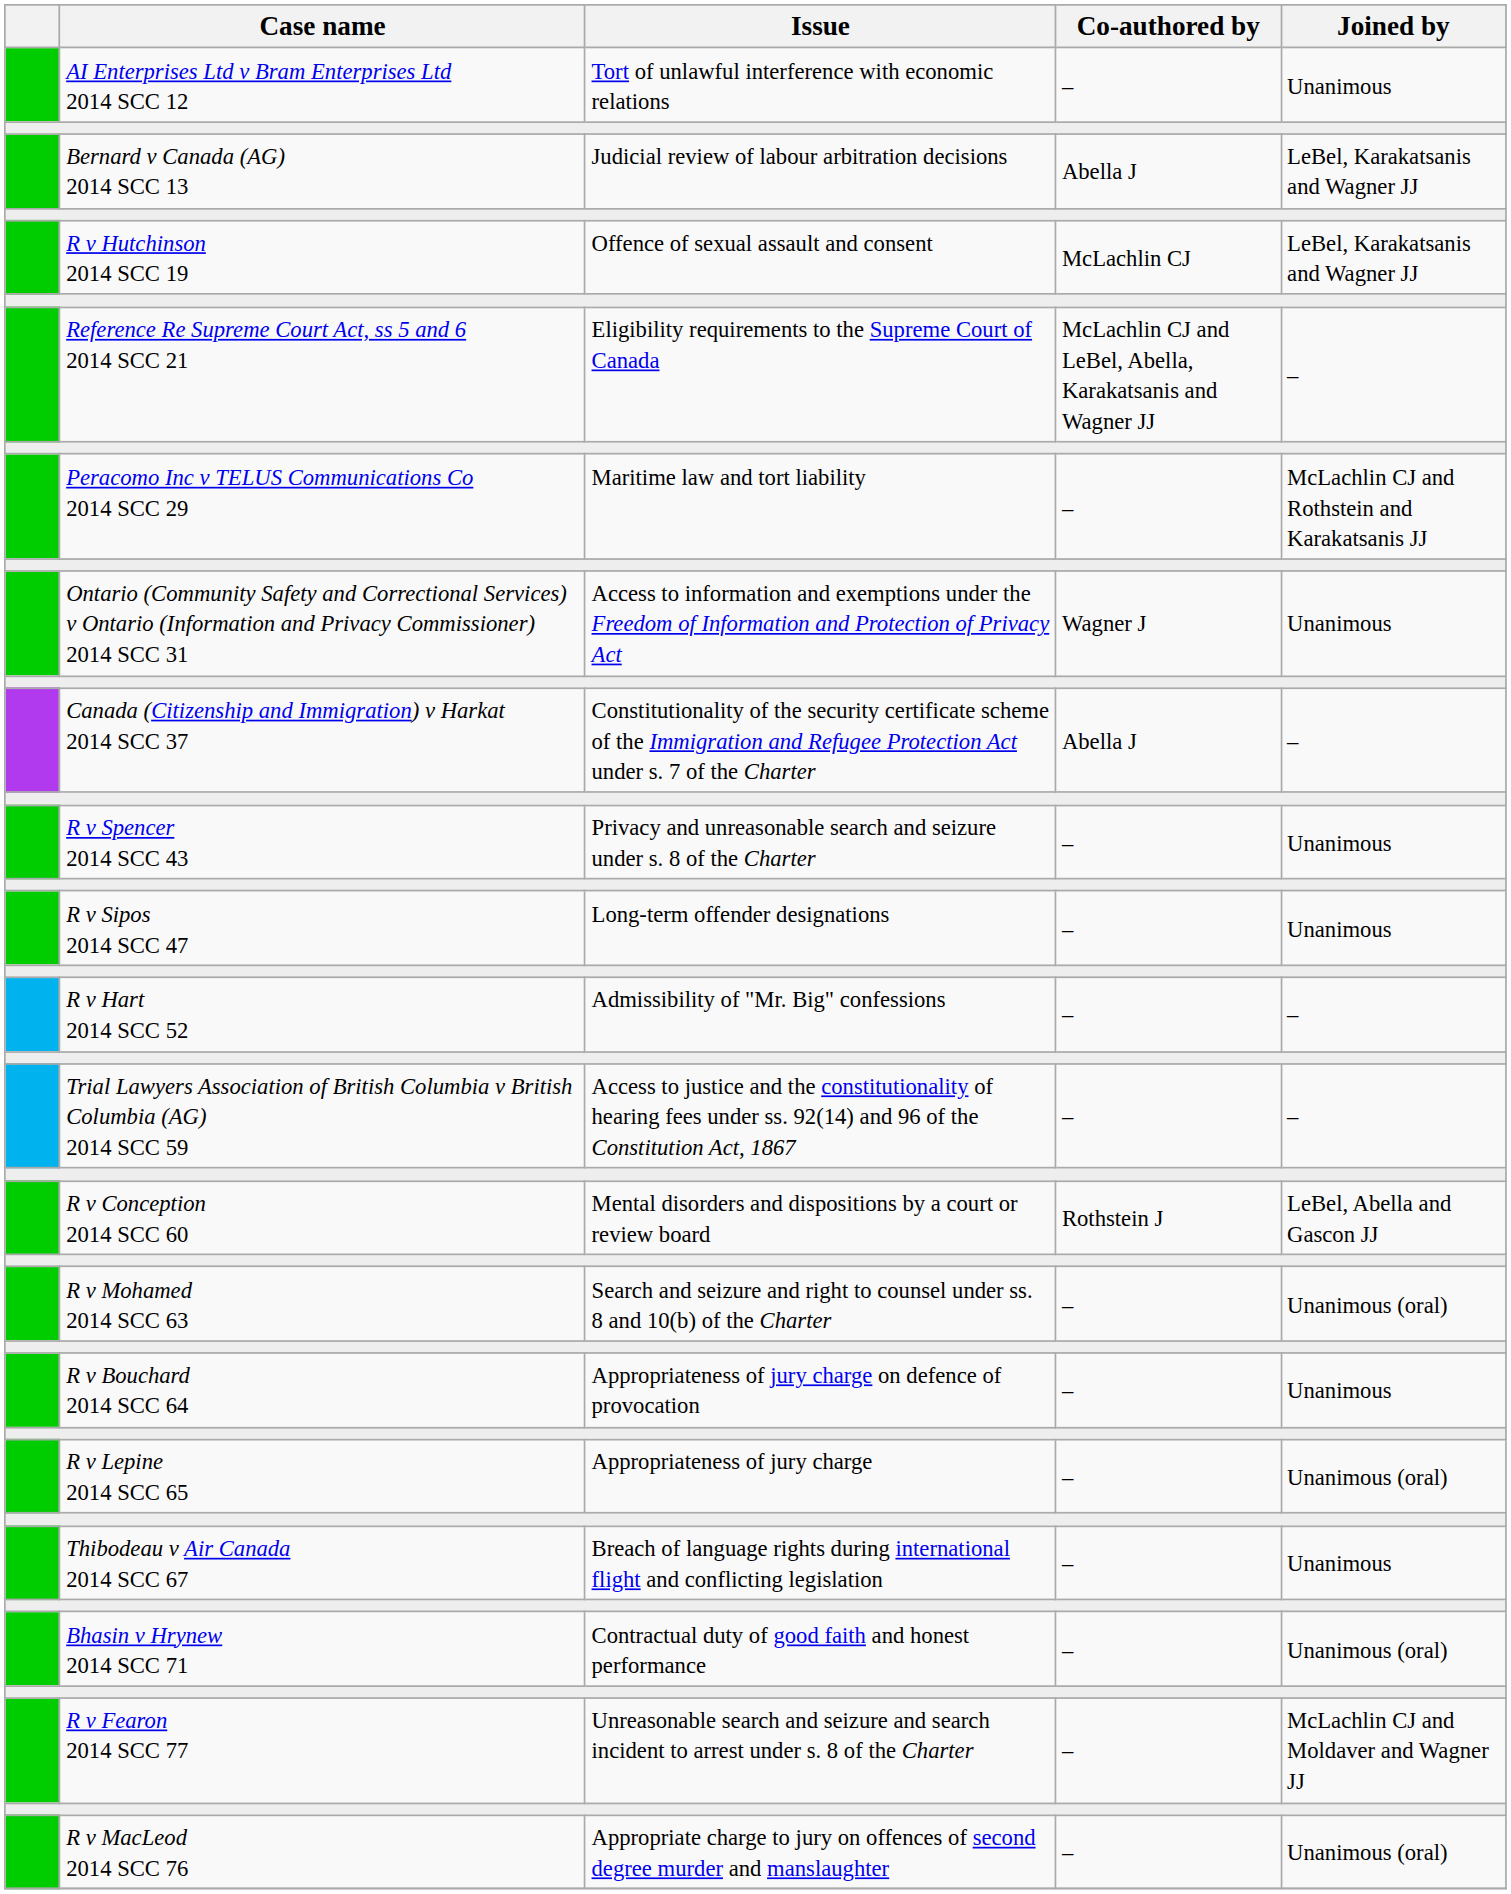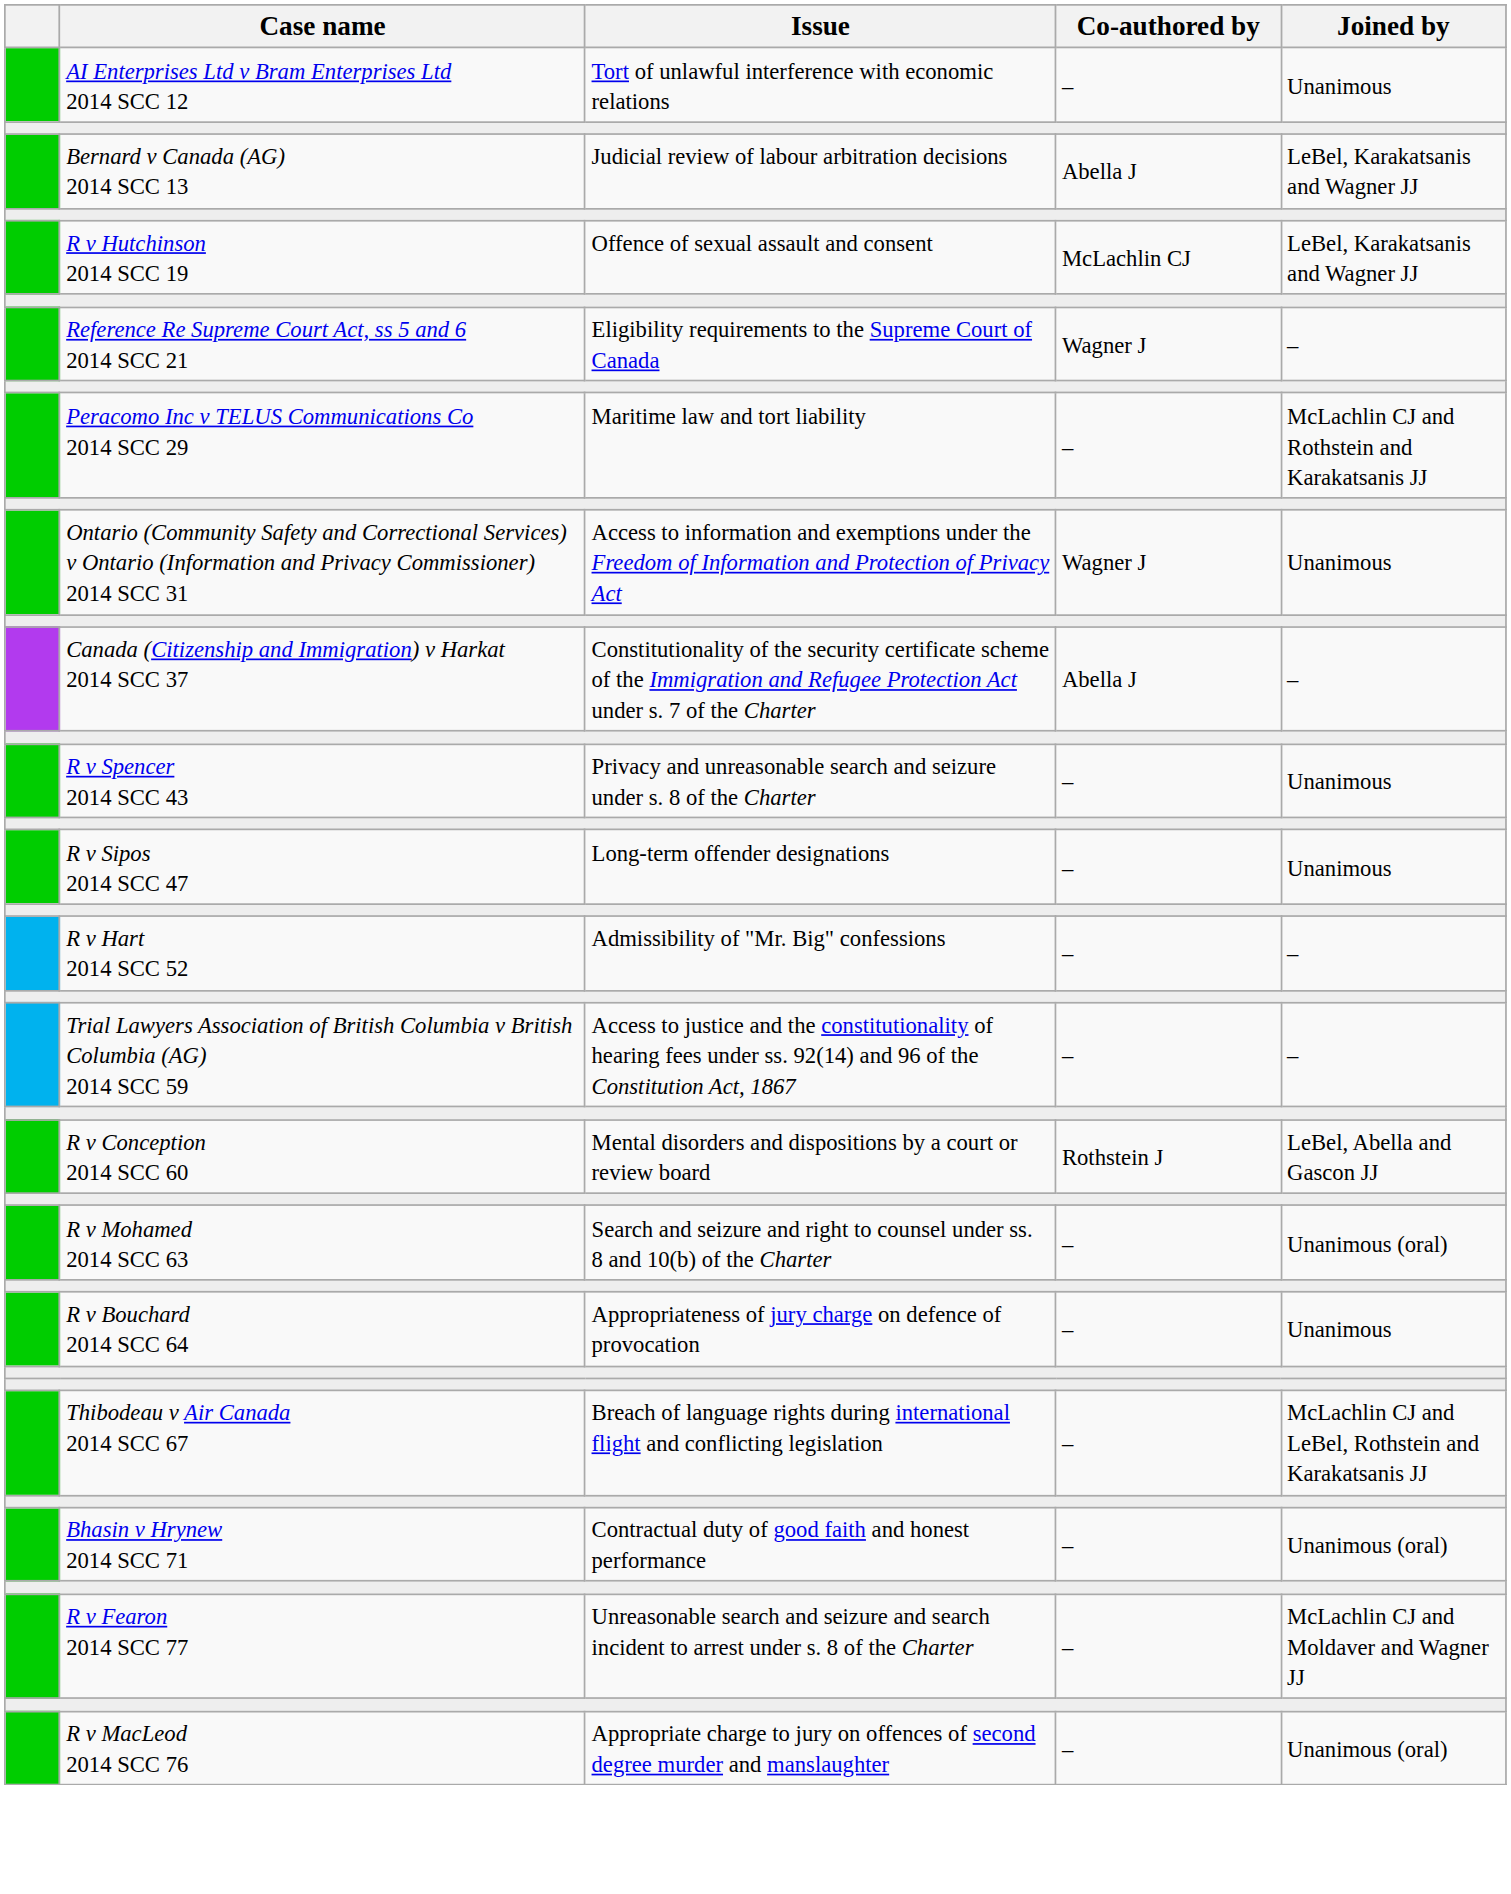(1146, 375) McLachlin CJ and LeBel, Abella, Karakatsanis and Wagner JJ -> (1104, 345) Wagner J
- row: (127, 1477)
(1339, 1563) Unanimous -> (1383, 1444) McLachlin CJ and LeBel, Rothstein and Karakatsanis JJ
